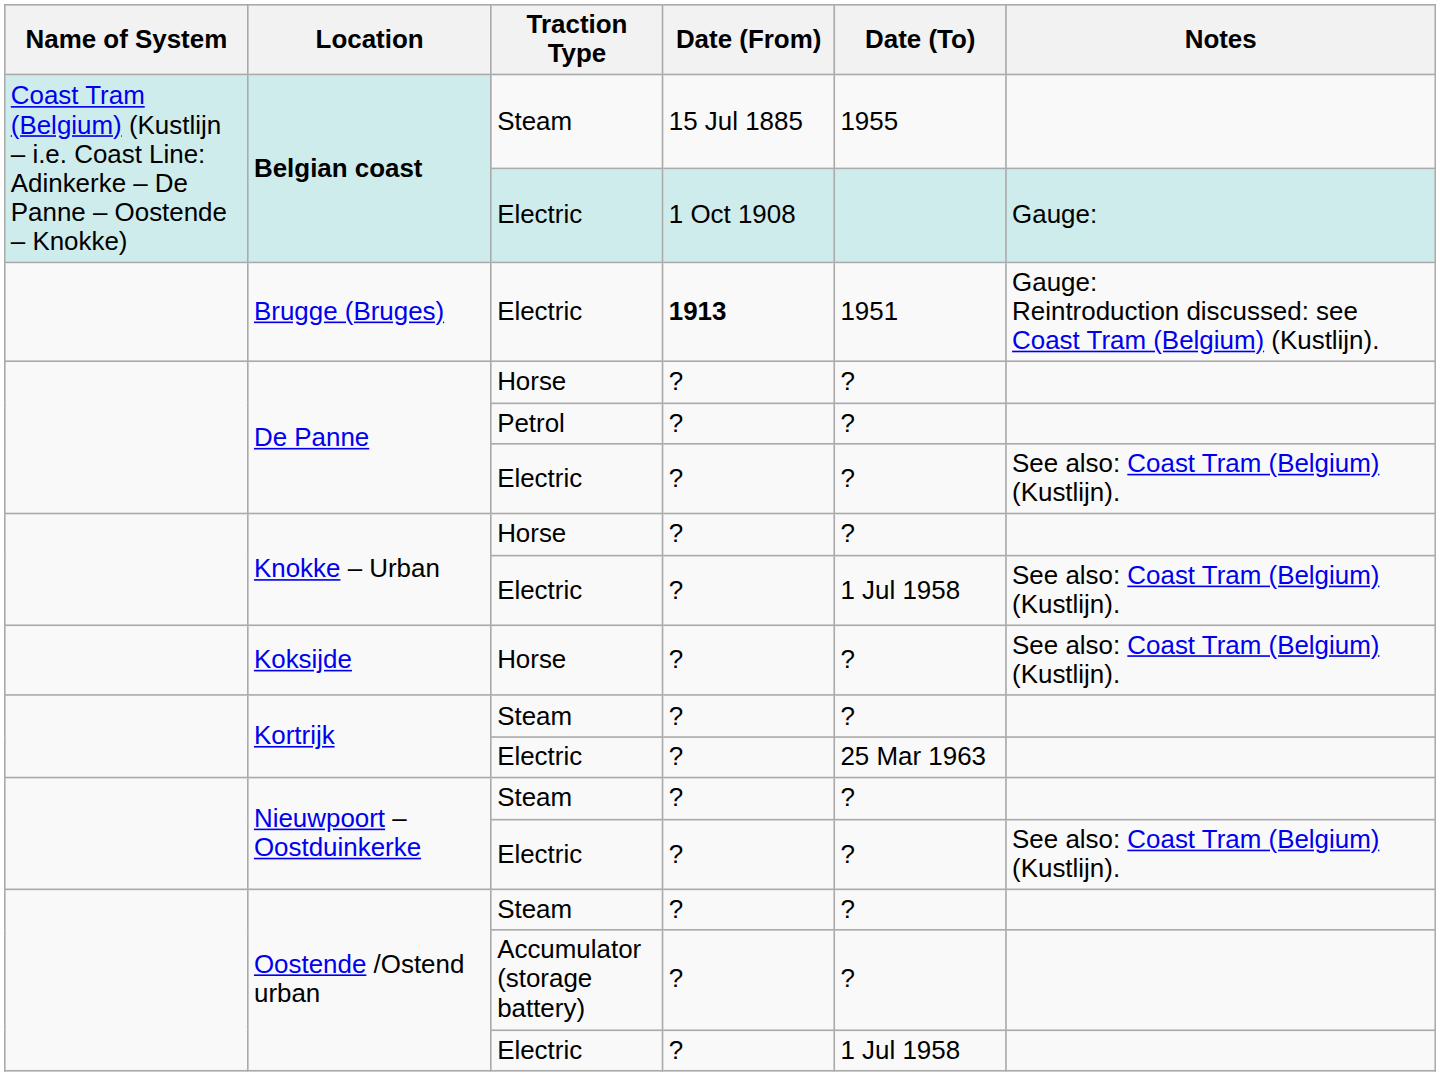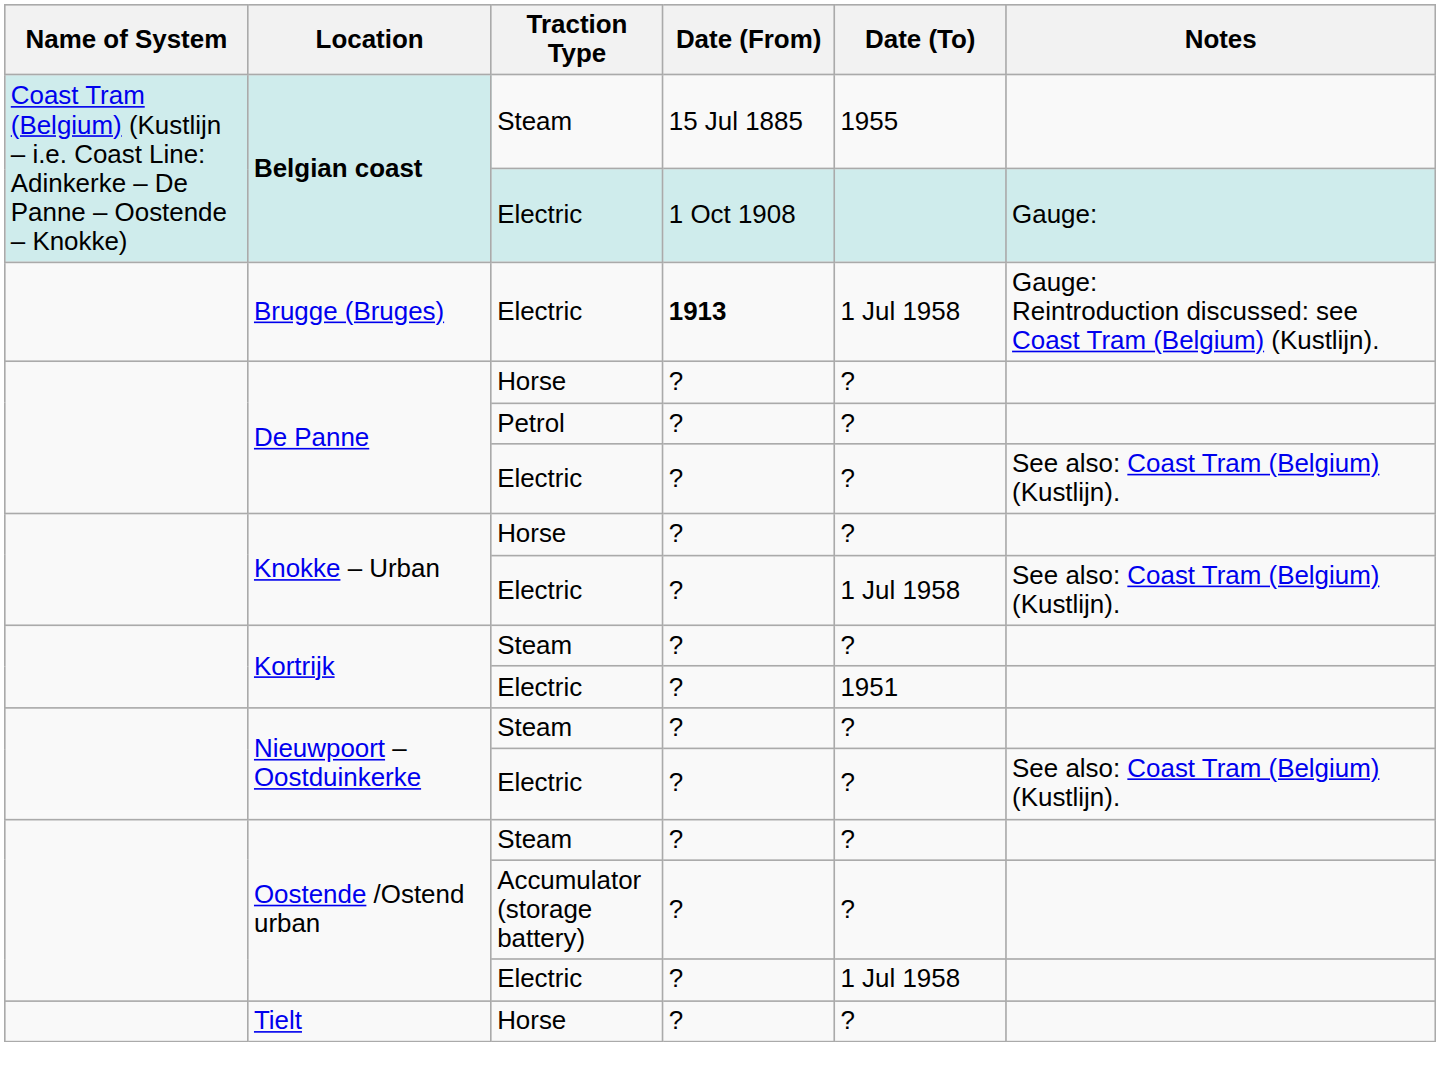(869, 311) 1951 -> (900, 311) 1 Jul 1958
- row: (303, 660)
(913, 756) 25 Mar 1963 -> (869, 686) 1951
+ row: (278, 1020)
